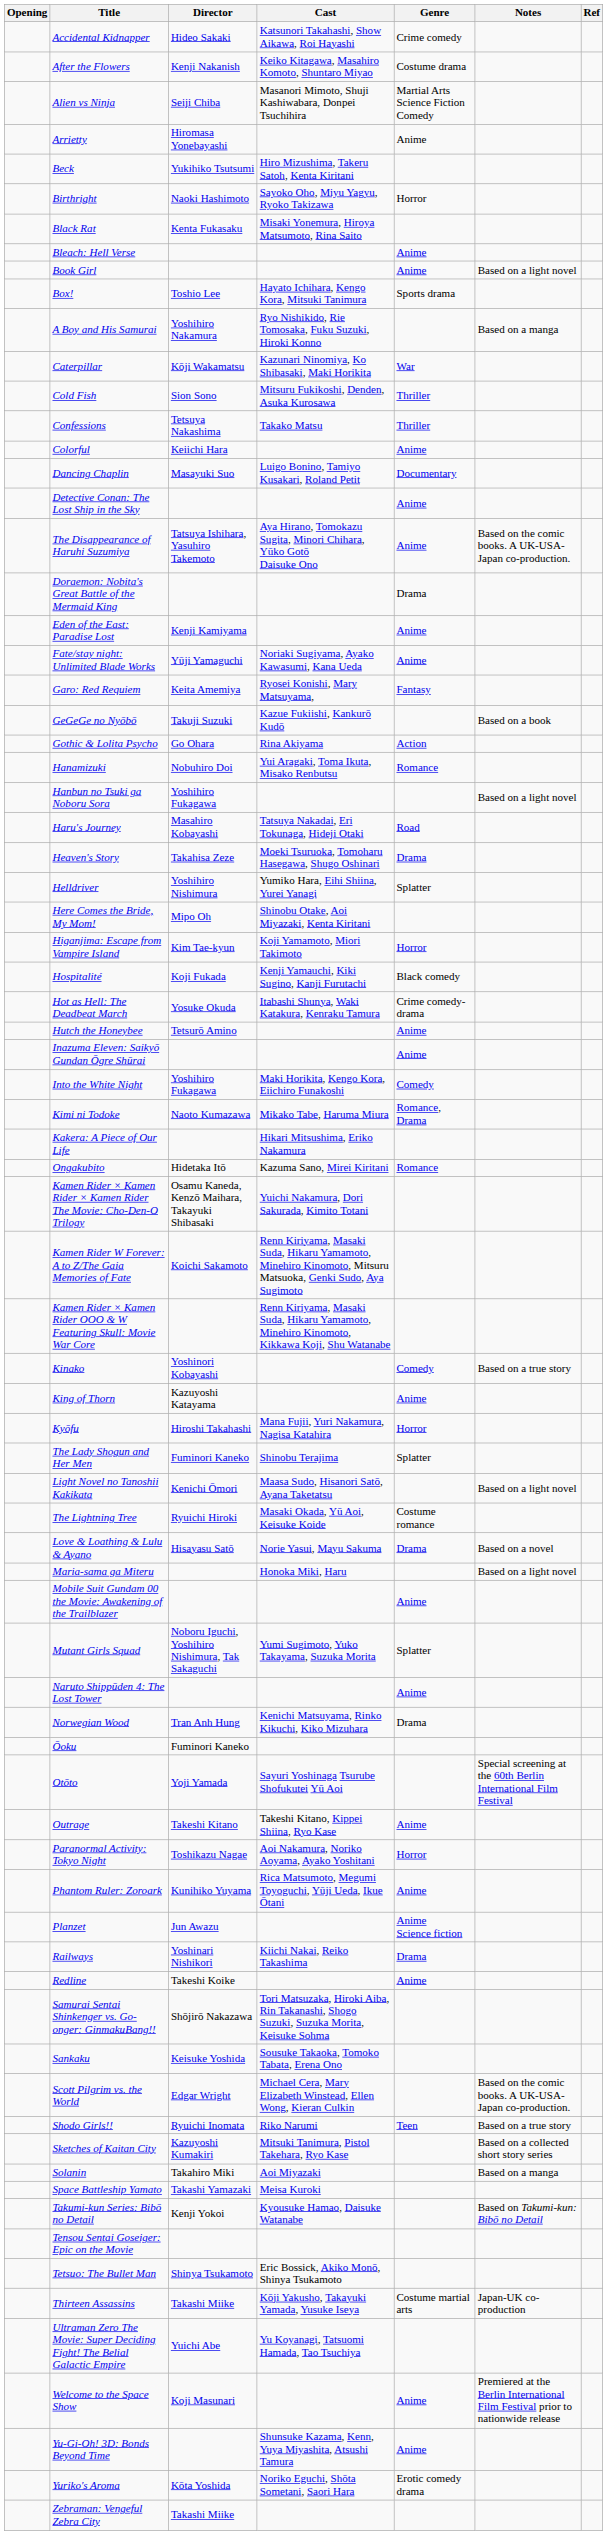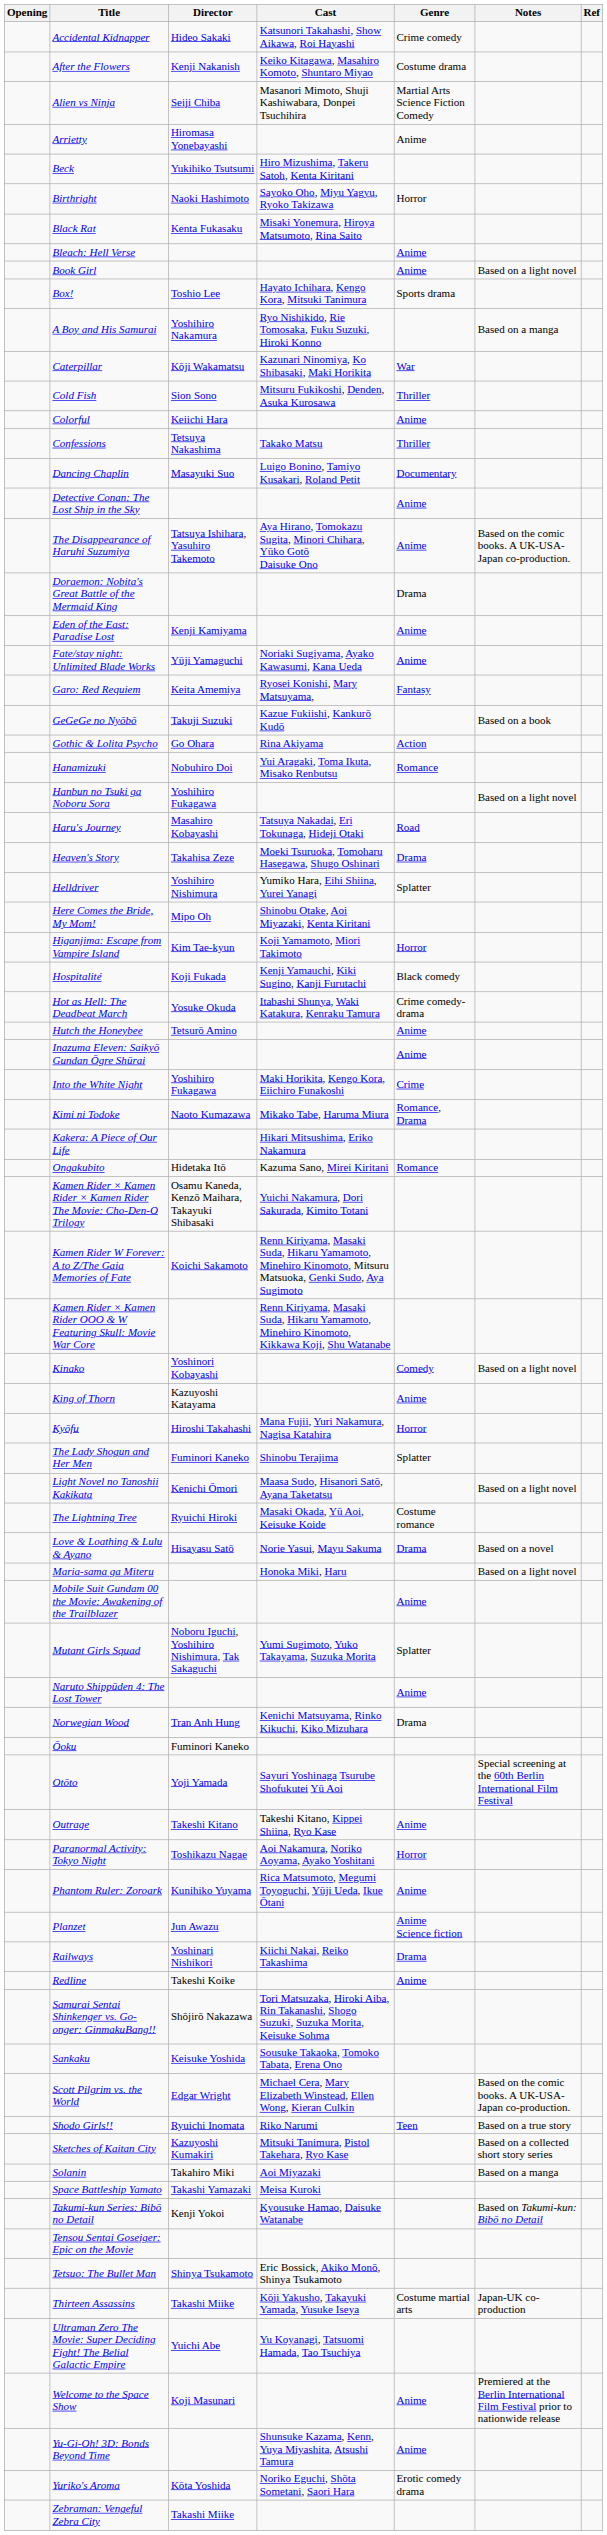rows swapped: (71, 449) <-> (79, 426)
(415, 1084) Comedy -> (410, 1084) Crime
(524, 1368) Based on a true story -> (527, 1368) Based on a light novel
